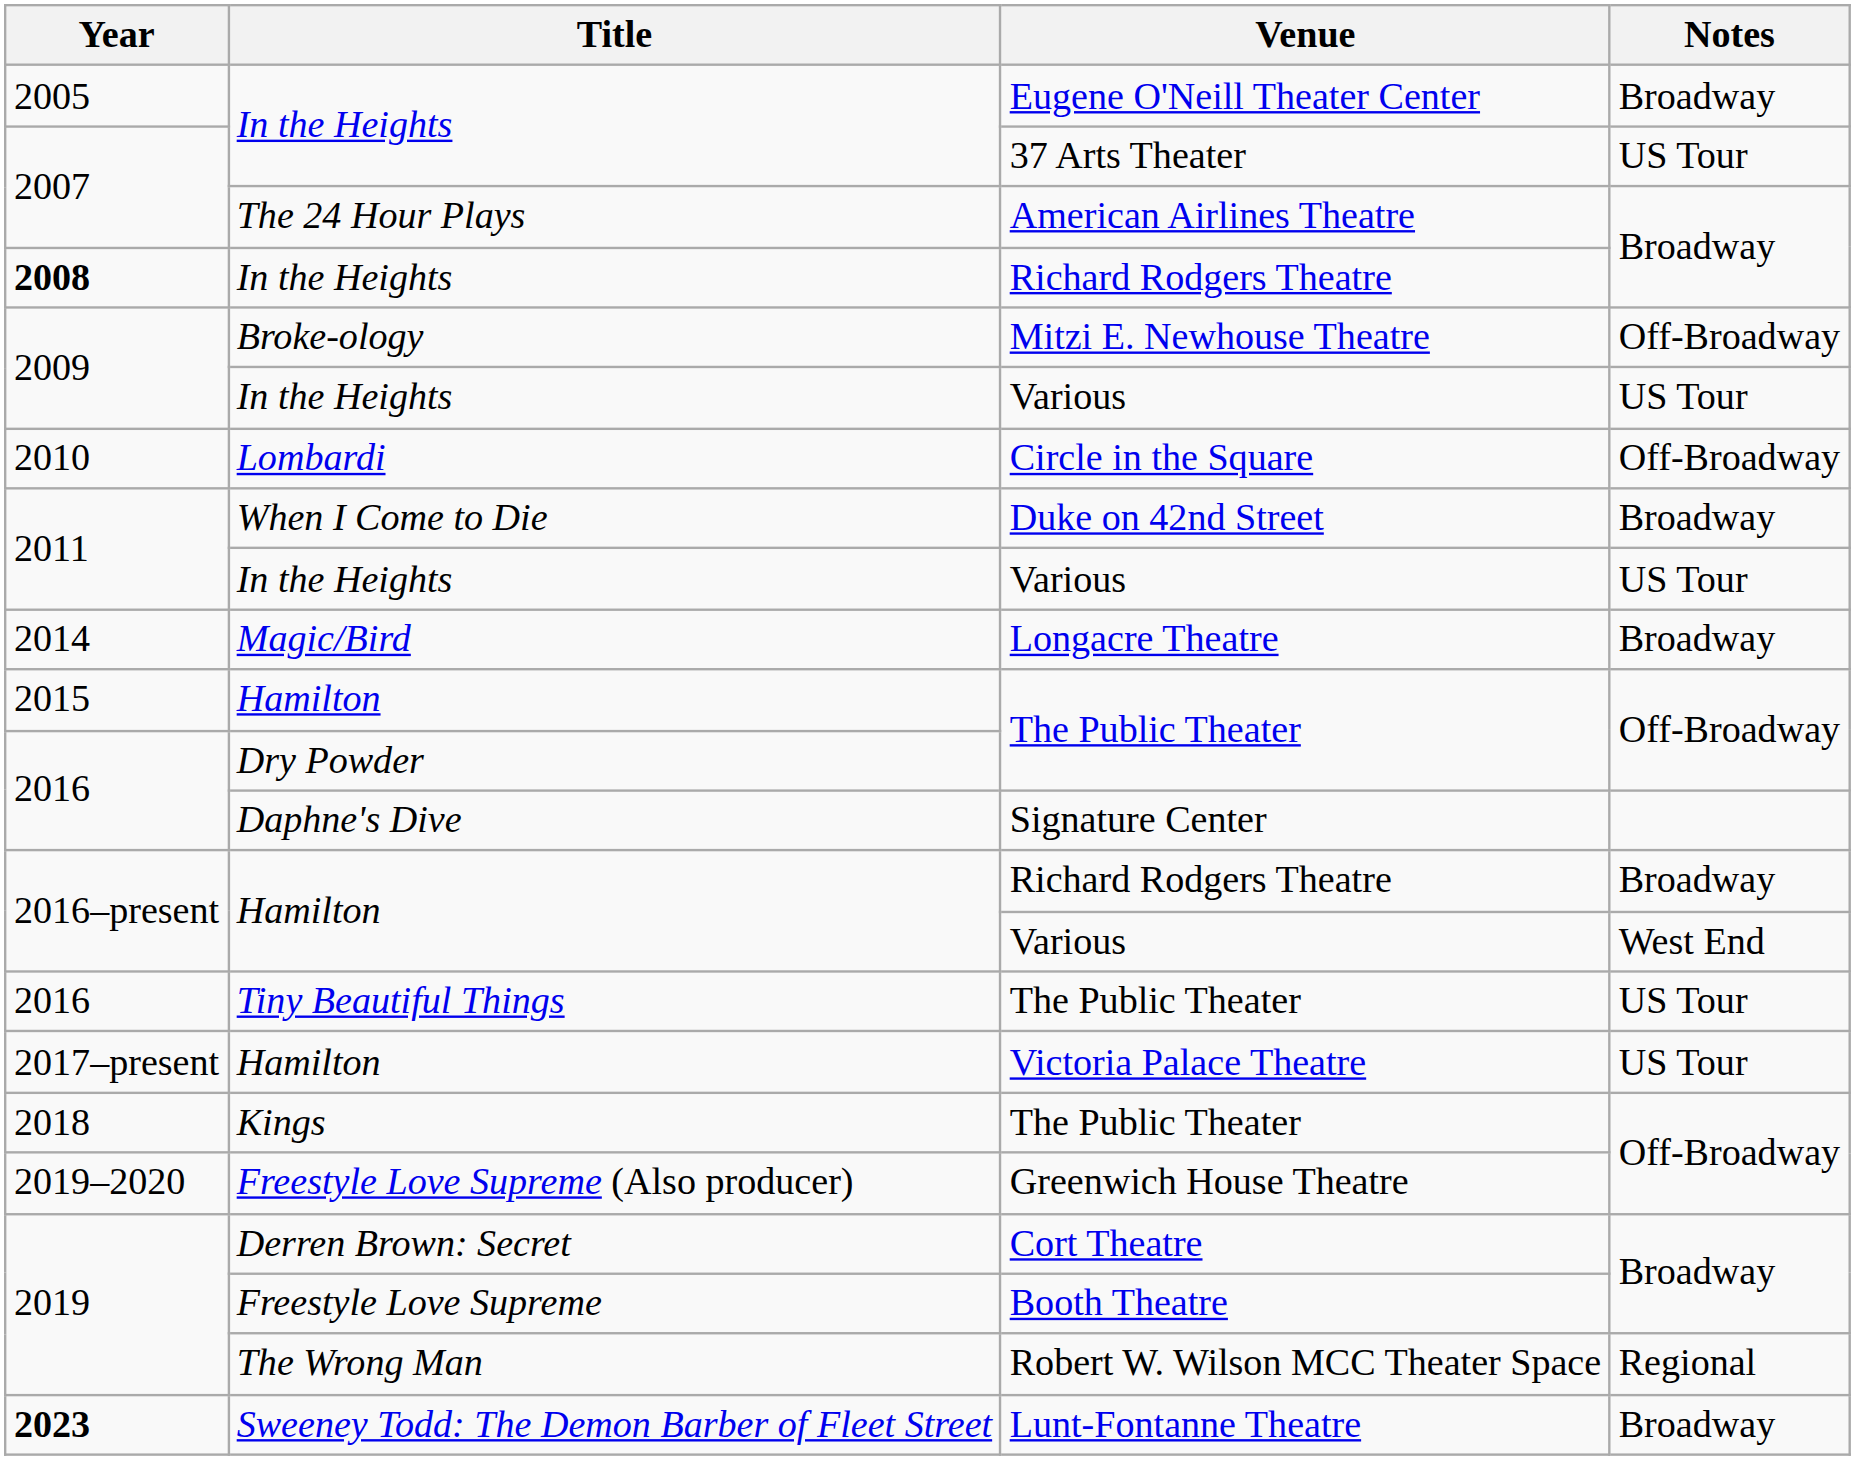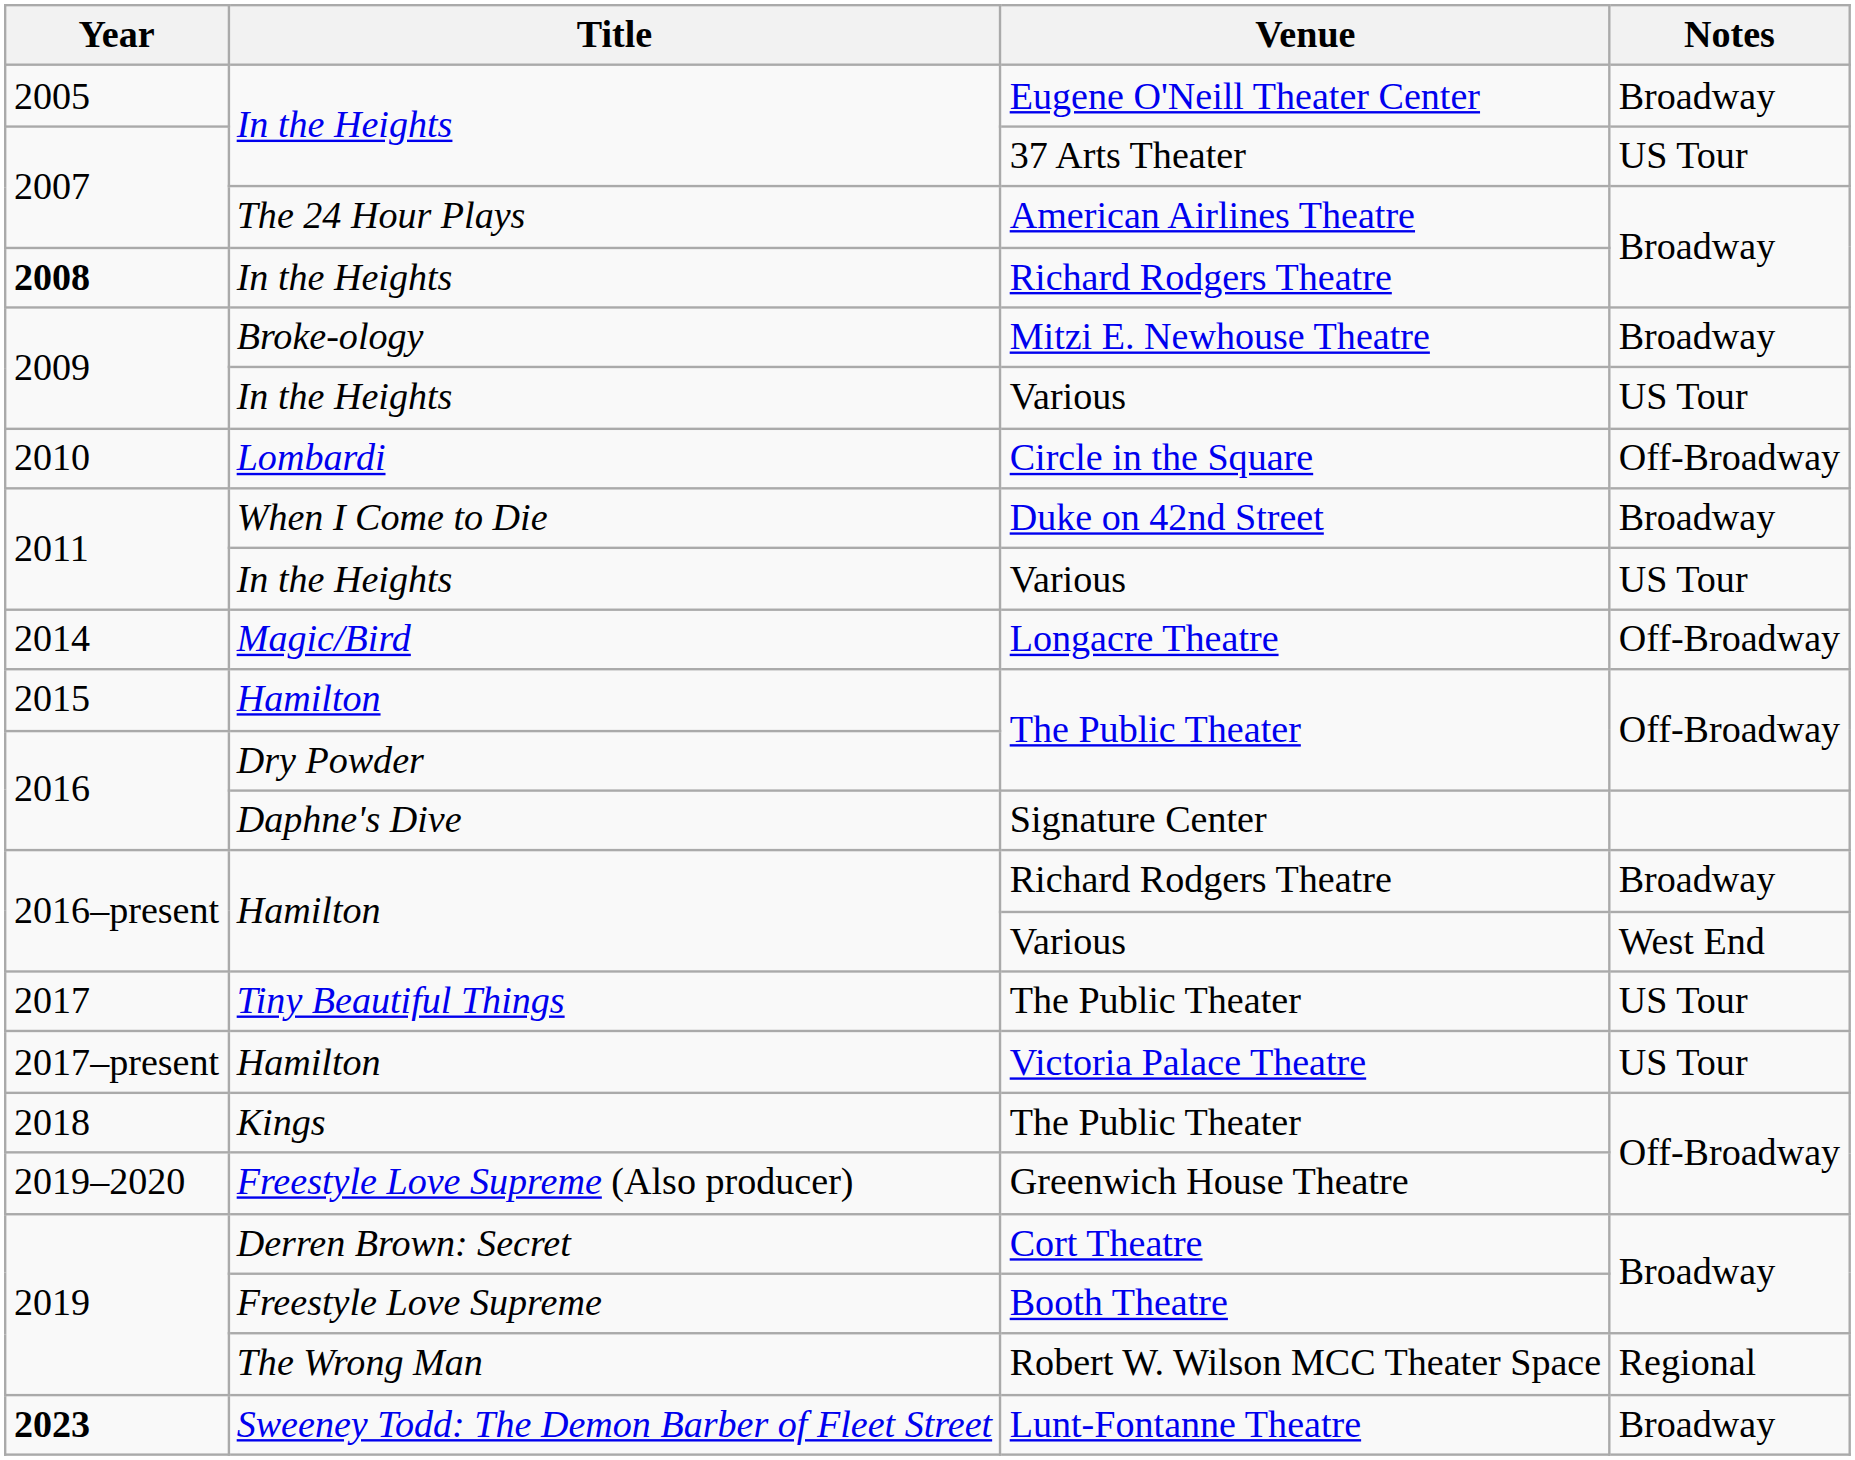(1729, 336) Off-Broadway -> (1697, 336) Broadway
(1697, 638) Broadway -> (1729, 638) Off-Broadway
(52, 1000) 2016 -> (52, 1000) 2017
